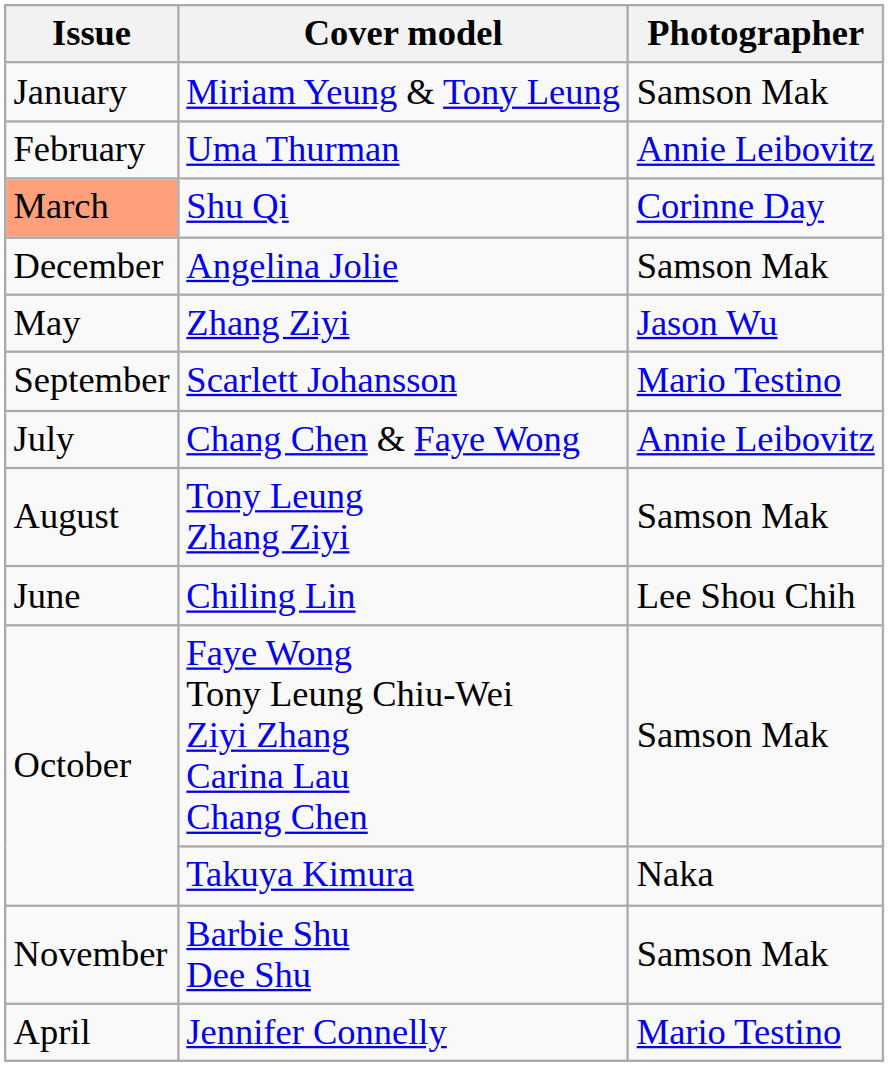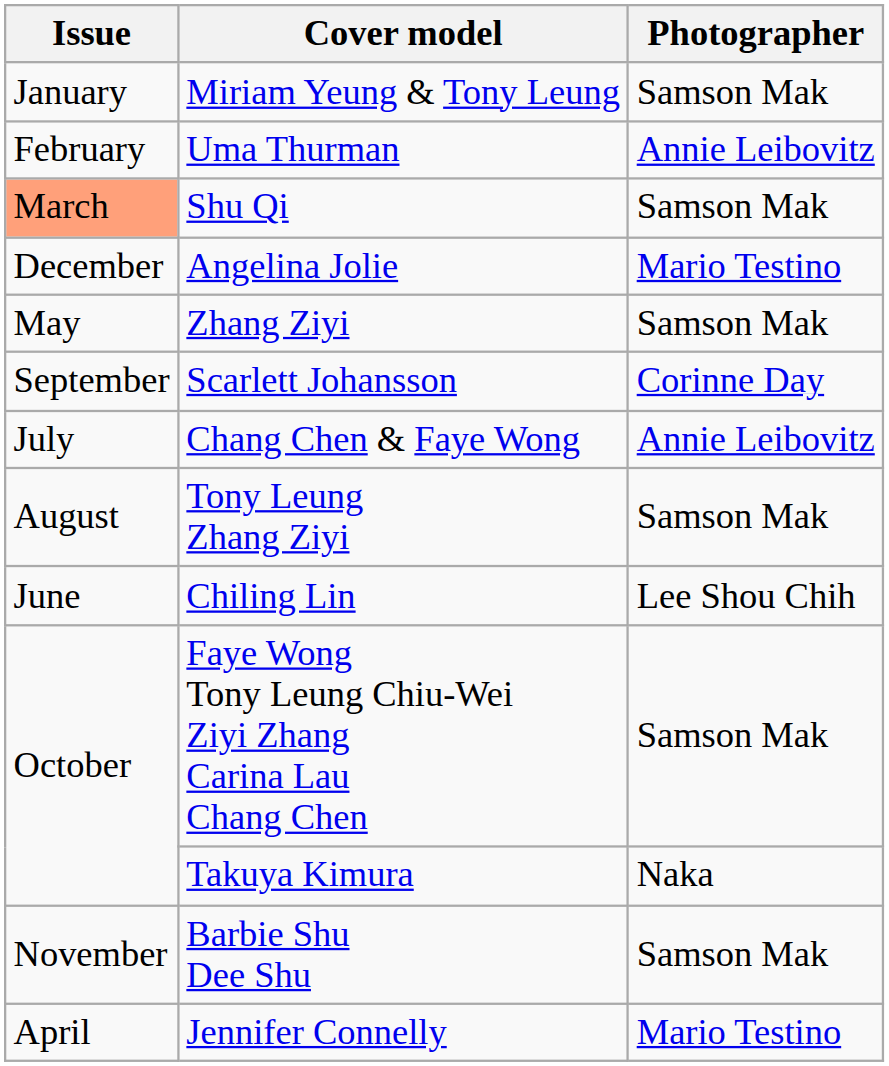(730, 206) Corinne Day -> (732, 206) Samson Mak
(732, 264) Samson Mak -> (739, 264) Mario Testino
(707, 322) Jason Wu -> (732, 322) Samson Mak
(739, 380) Mario Testino -> (730, 380) Corinne Day
